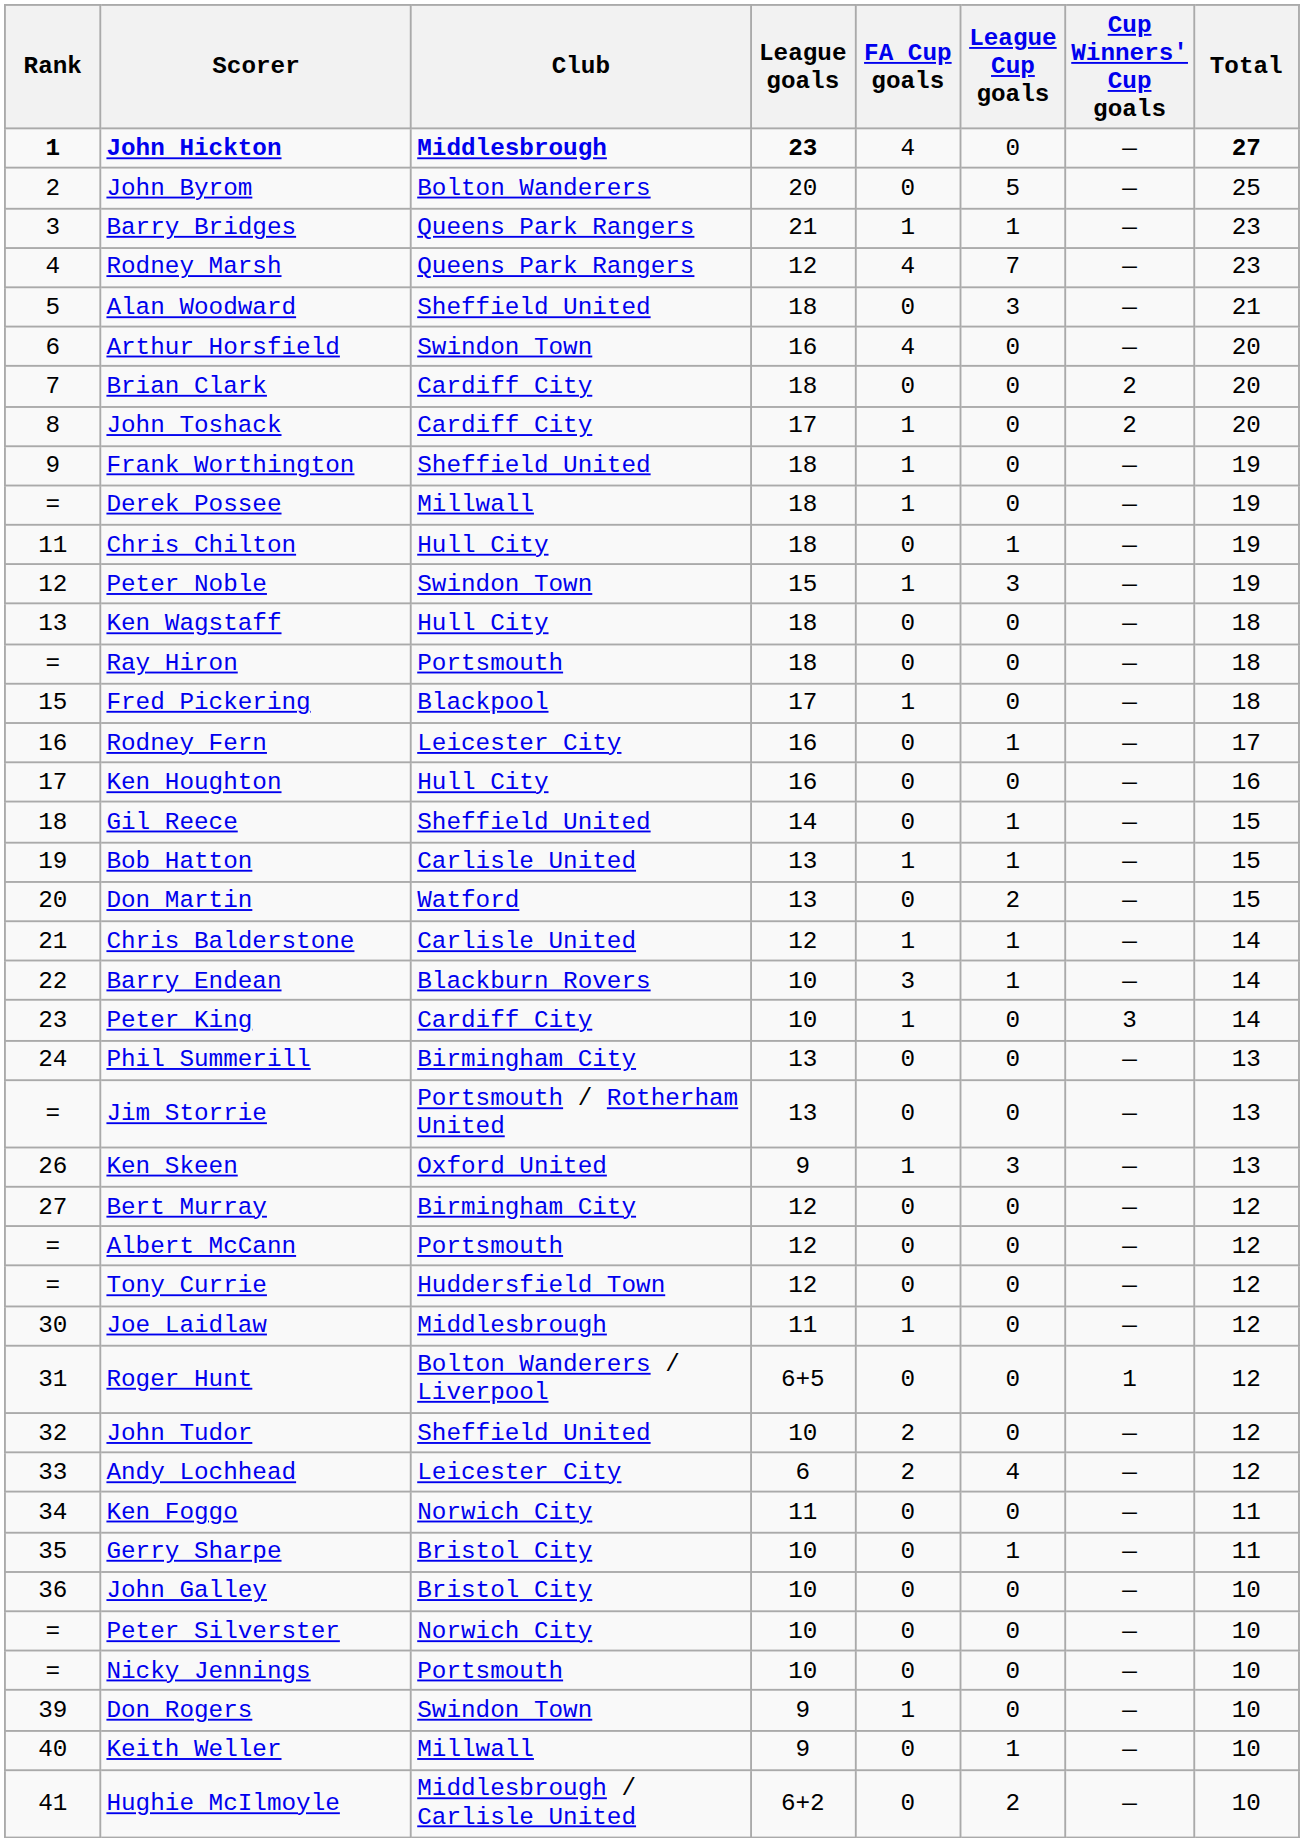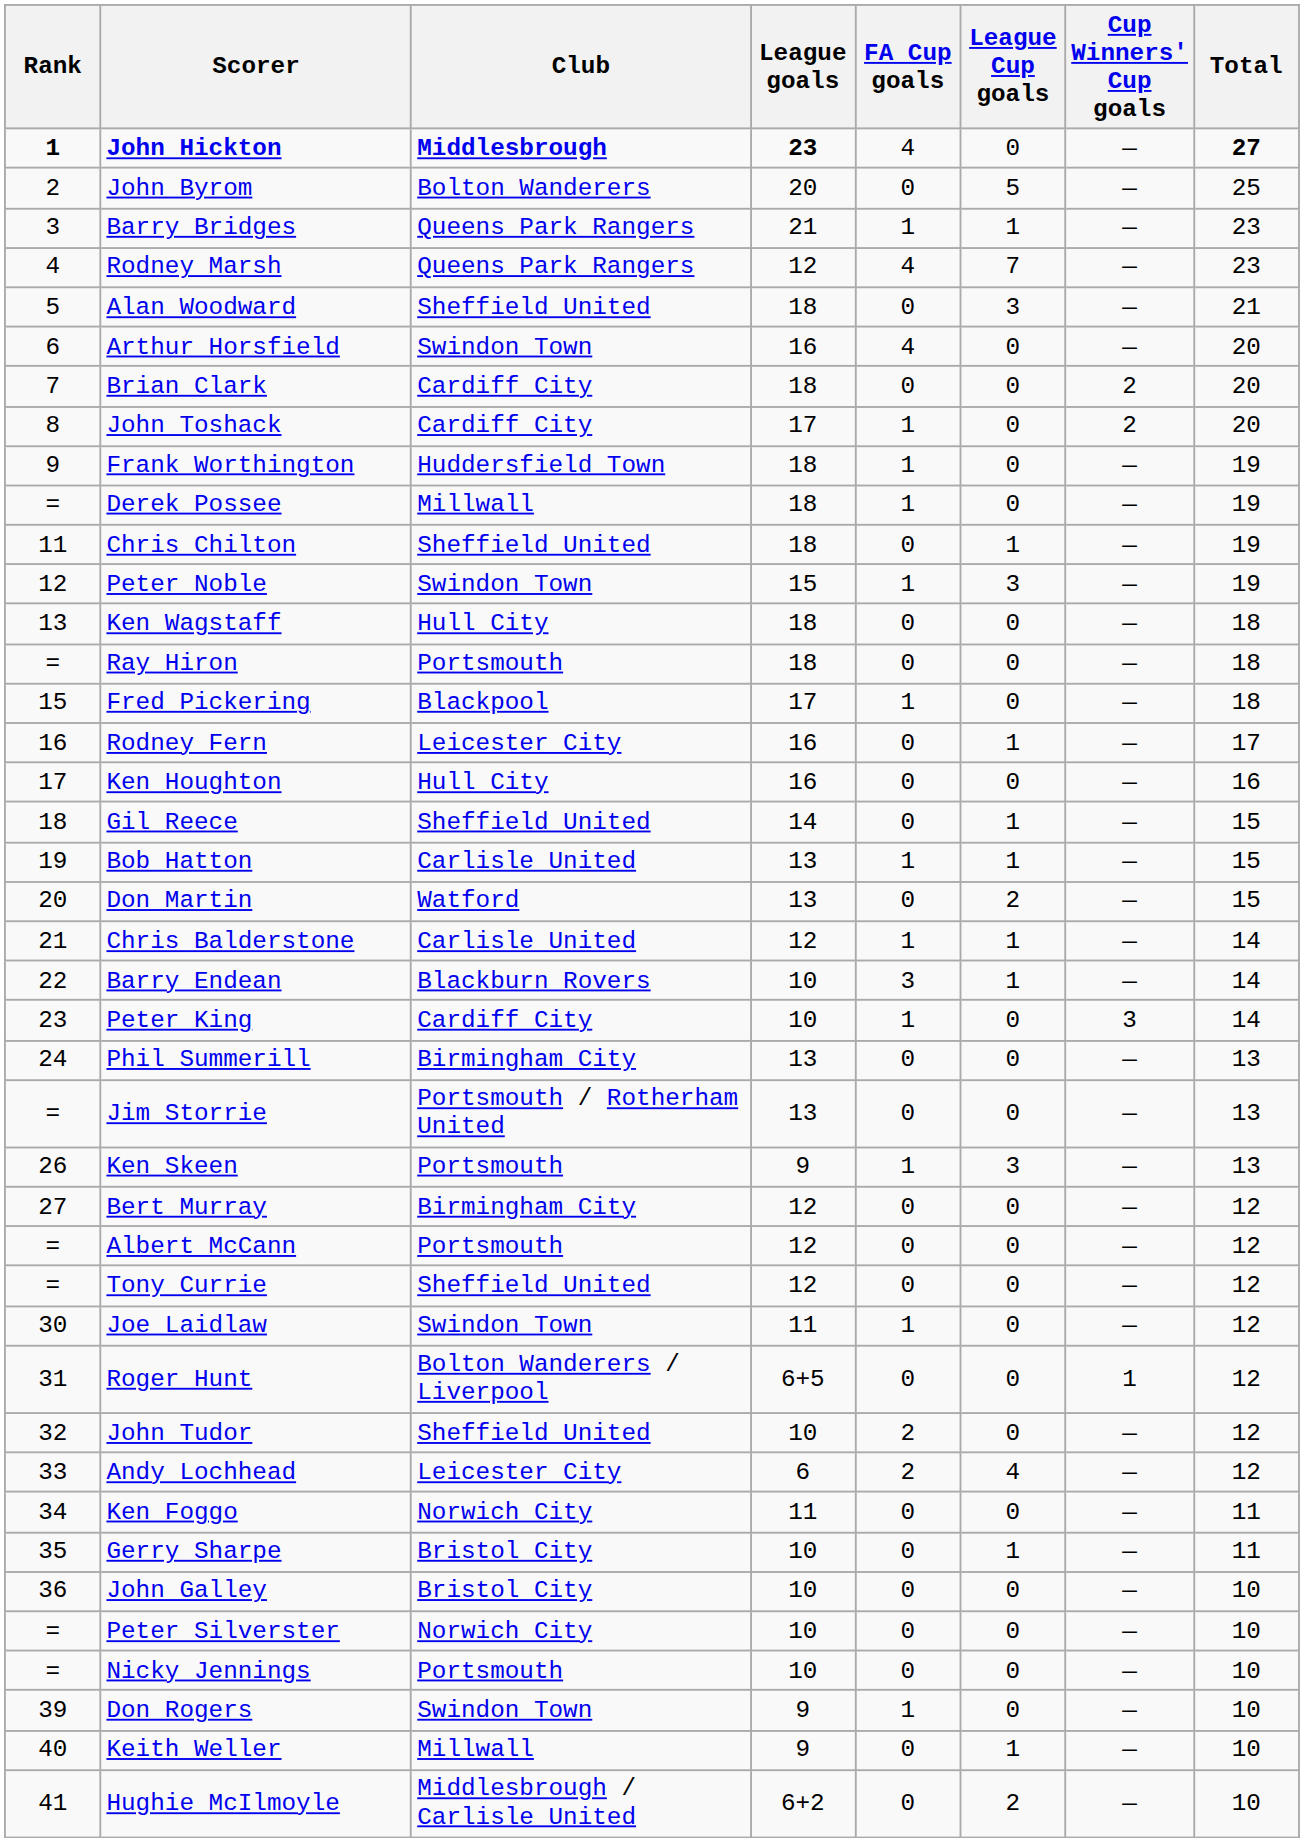(534, 465) Sheffield United -> (541, 465) Huddersfield Town
(483, 545) Hull City -> (534, 545) Sheffield United
(512, 1167) Oxford United -> (490, 1167) Portsmouth
(541, 1286) Huddersfield Town -> (534, 1286) Sheffield United
(512, 1326) Middlesbrough -> (505, 1326) Swindon Town
